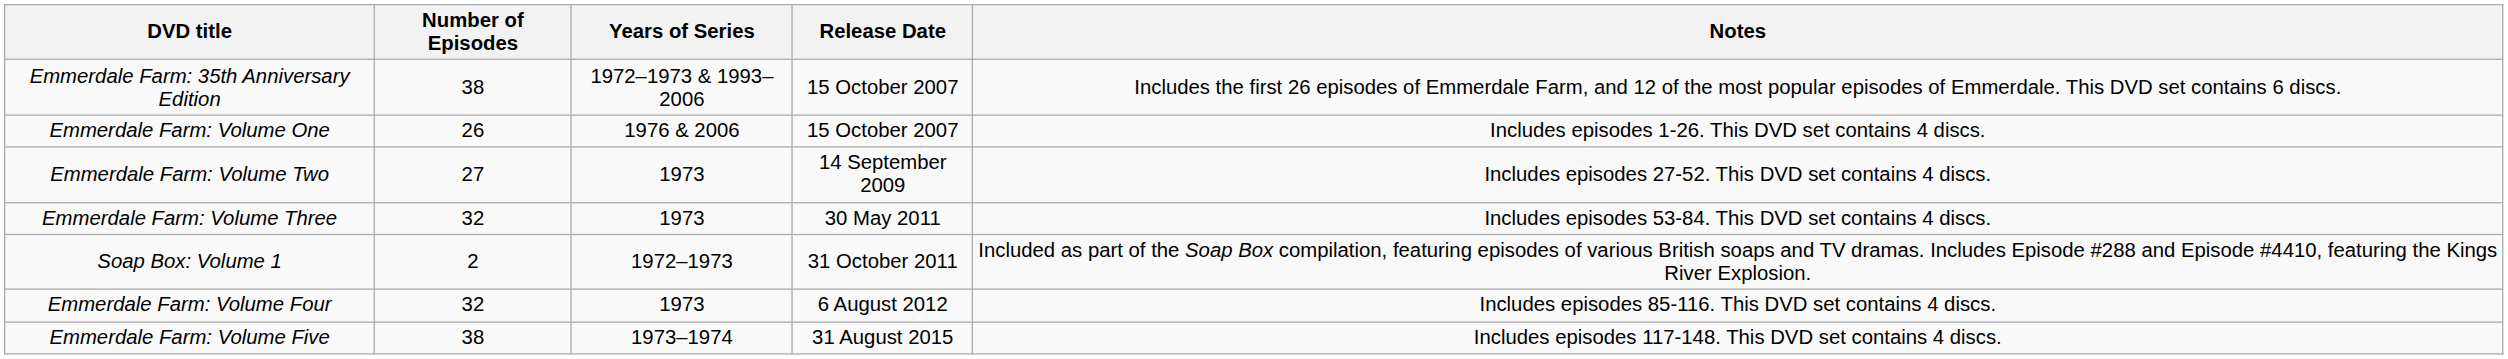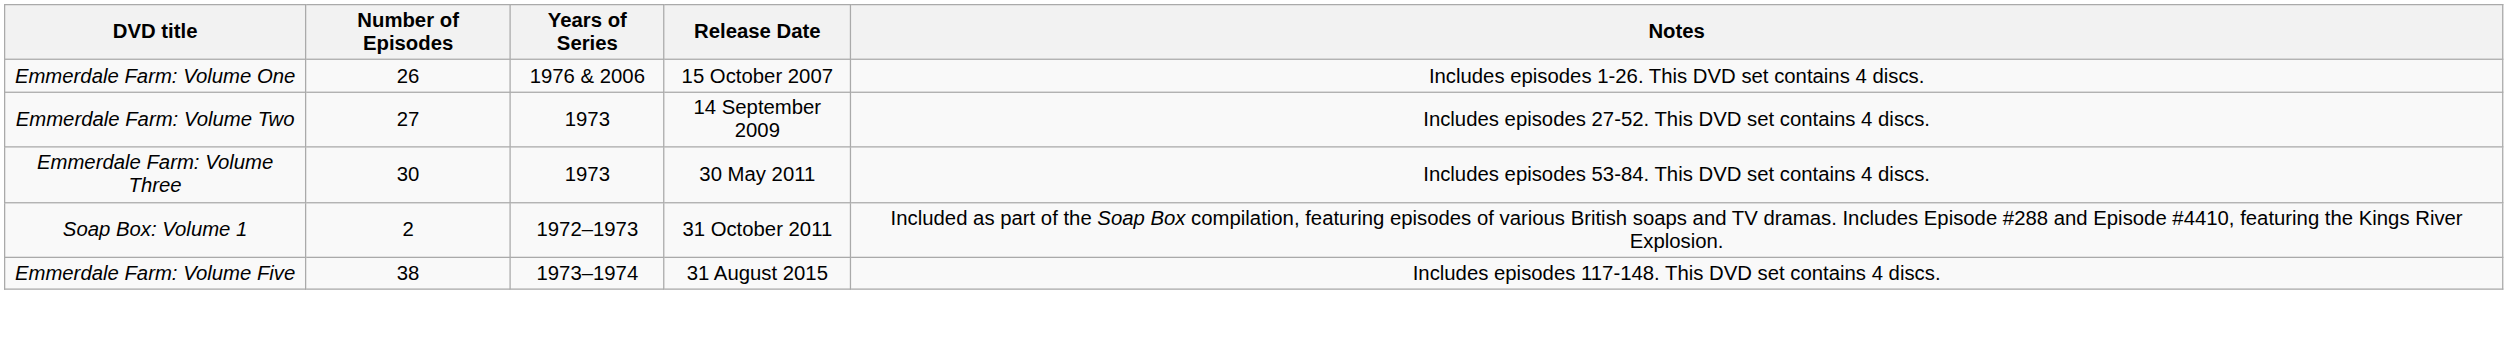- row: (190, 87)
(473, 218) 32 -> (408, 174) 30
- row: (190, 305)
